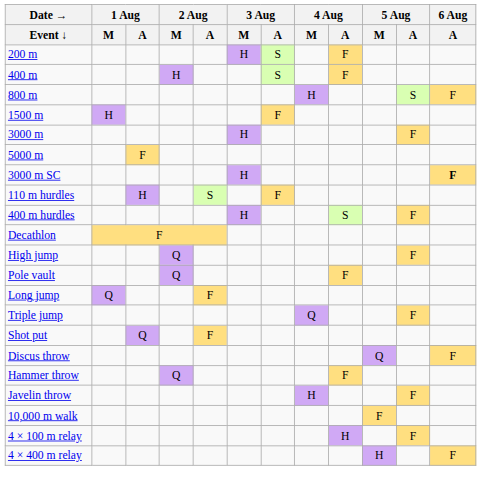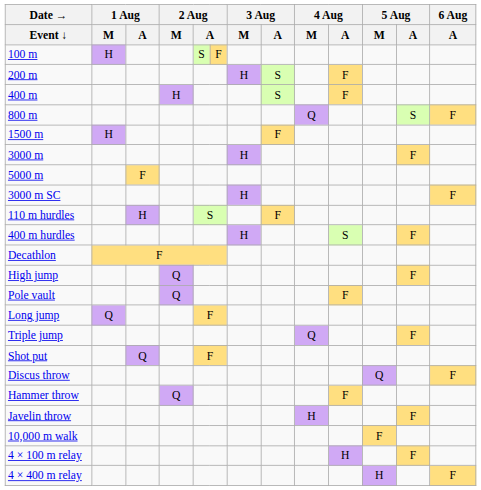+ row: (23, 55)
(311, 95) H -> (311, 115) Q
(453, 175) bold -> (453, 195) normal
